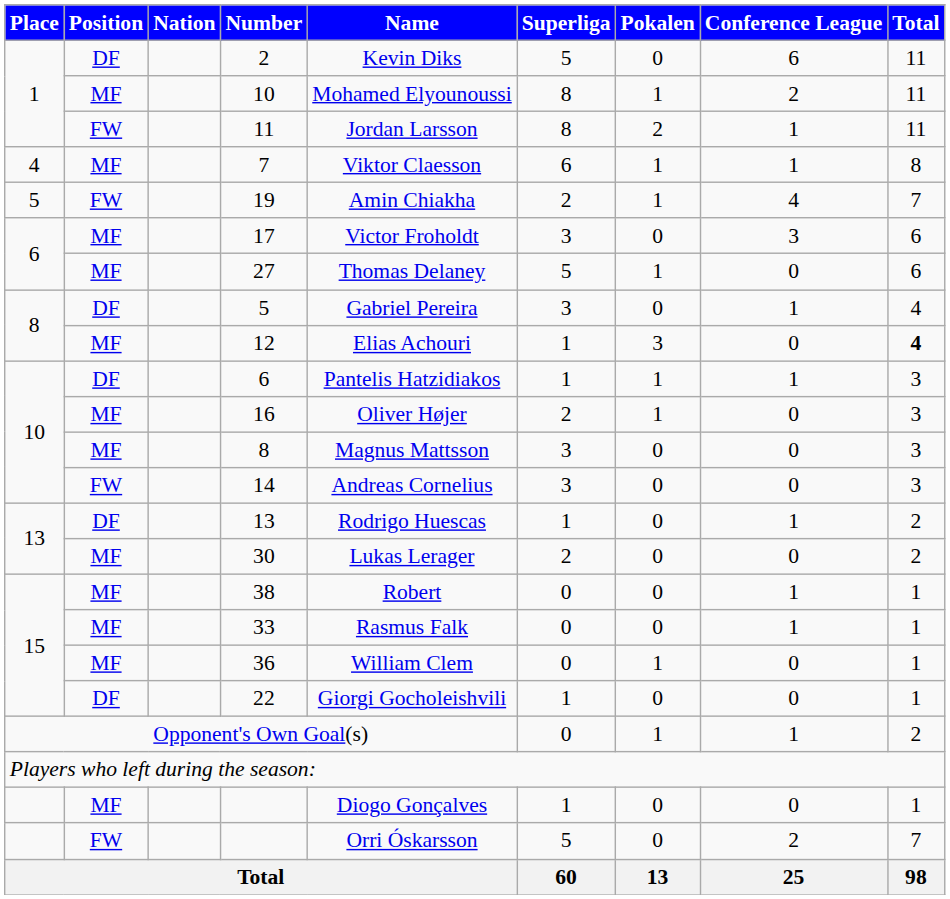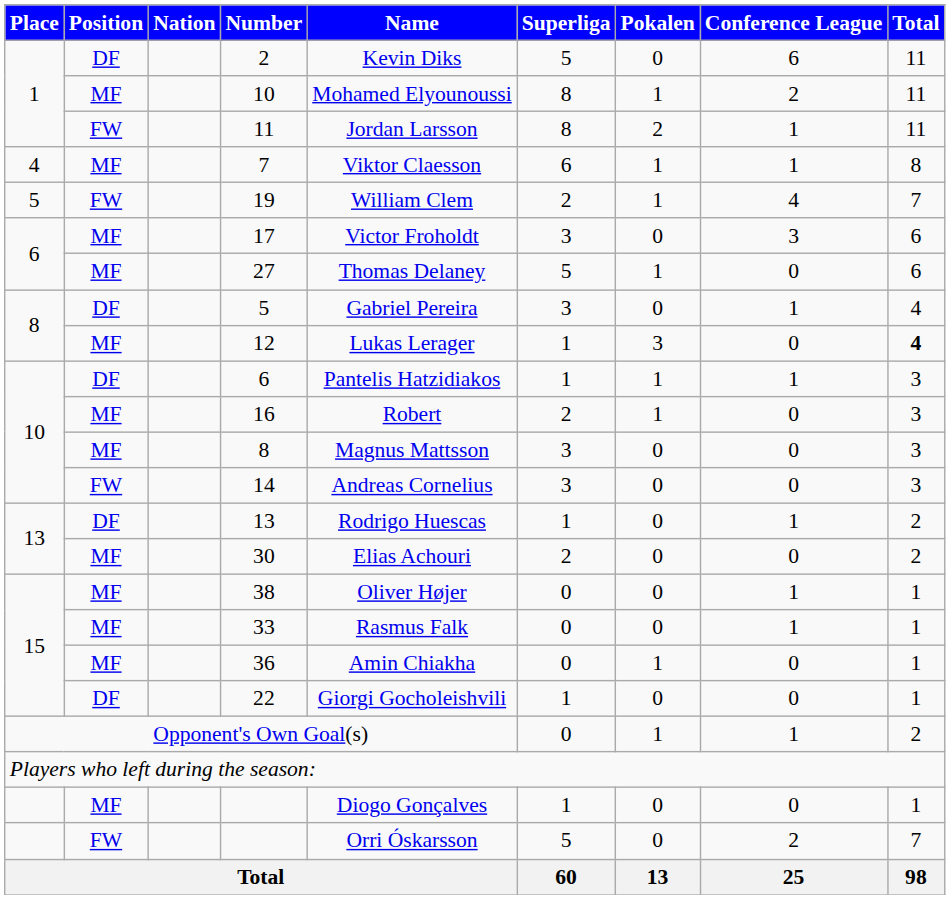(412, 200) Amin Chiakha -> (412, 200) William Clem
(412, 342) Elias Achouri -> (412, 342) Lukas Lerager
(412, 413) Oliver Højer -> (412, 413) Robert
(412, 556) Lukas Lerager -> (412, 556) Elias Achouri
(412, 591) Robert -> (412, 591) Oliver Højer
(412, 663) William Clem -> (412, 663) Amin Chiakha
